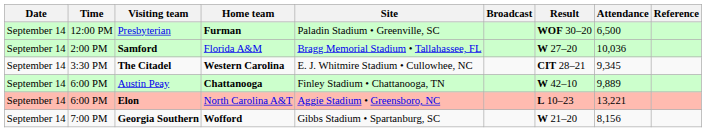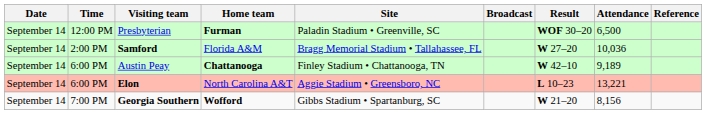- row: (144, 66)
(609, 83) 9,889 -> (609, 66) 9,189
